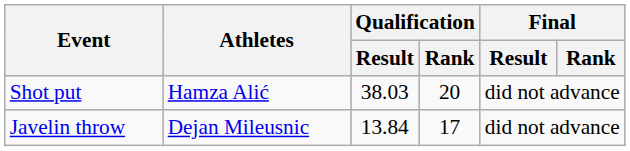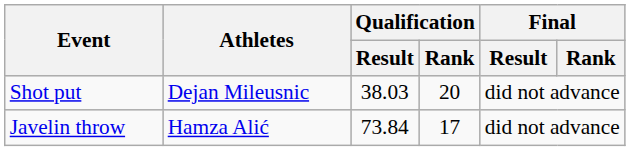(218, 92) Hamza Alić -> (238, 92) Dejan Mileusnic
(238, 127) Dejan Mileusnic -> (218, 127) Hamza Alić
(385, 127) 13.84 -> (385, 127) 73.84
